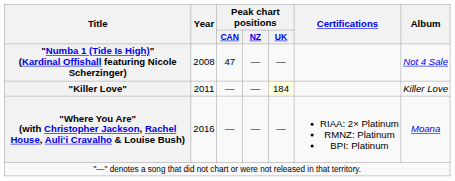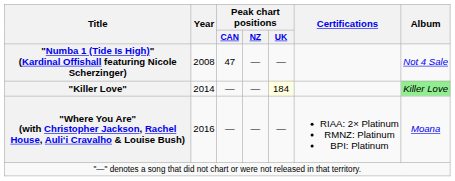(204, 88) 2011 -> (204, 88) 2014
(426, 88) no background -> (426, 88) lightgreen background
